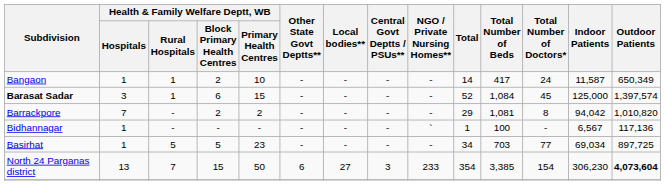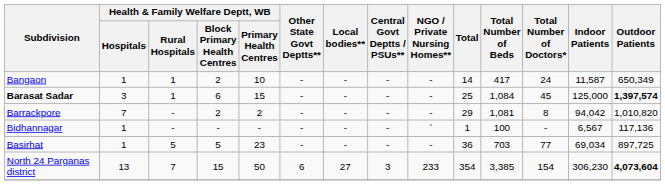(467, 96) 52 -> (467, 96) 25
(636, 96) normal -> (636, 96) bold
(467, 144) 34 -> (467, 144) 36
